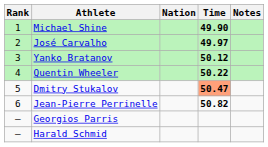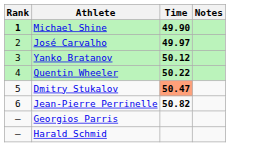- column: (179, 12)
(18, 27) normal -> (18, 27) bold
